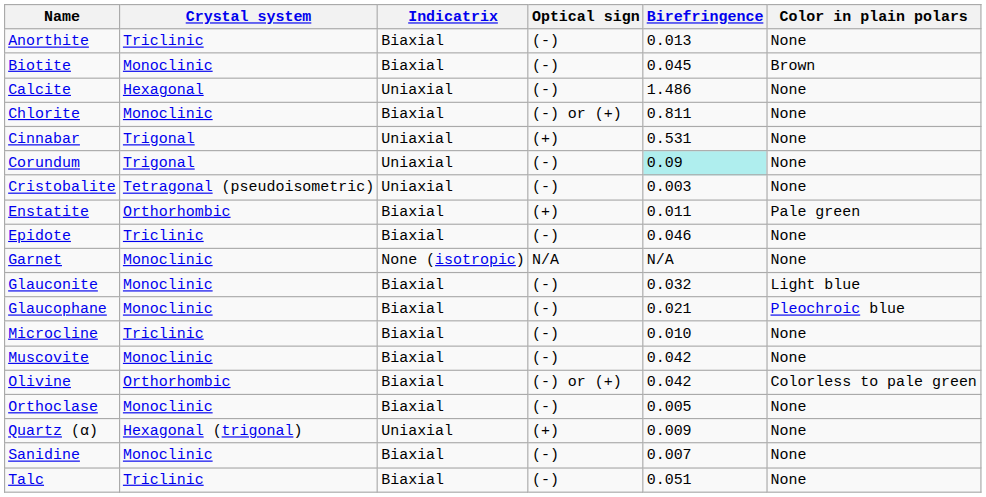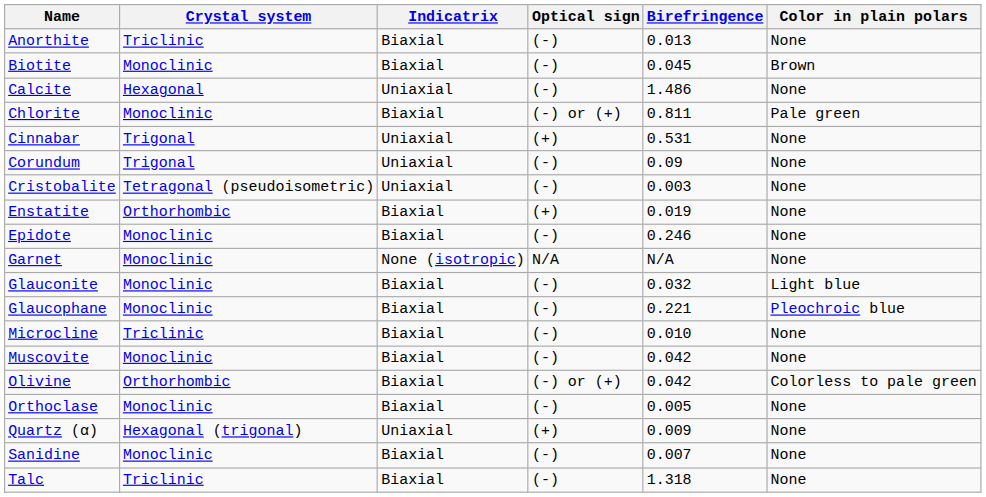(788, 114) None -> (815, 114) Pale green
(665, 163) paleturquoise background -> (665, 163) no background
(669, 212) 0.011 -> (669, 212) 0.019
(815, 212) Pale green -> (788, 212) None
(163, 236) Triclinic -> (168, 236) Monoclinic
(669, 236) 0.046 -> (669, 236) 0.246
(669, 309) 0.021 -> (669, 309) 0.221
(669, 480) 0.051 -> (669, 480) 1.318
